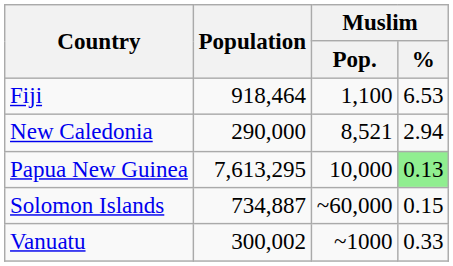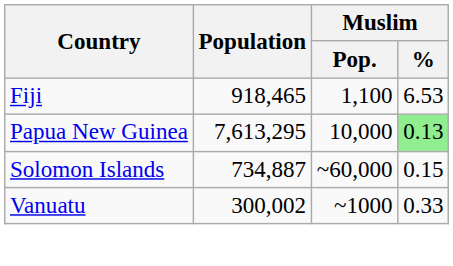(269, 95) 918,464 -> (269, 95) 918,465
- row: (81, 132)
